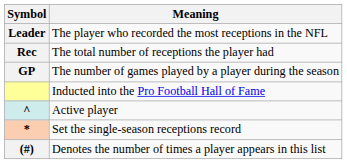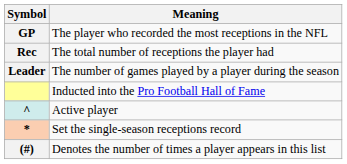(27, 33) Leader -> (27, 33) GP
(27, 71) GP -> (27, 71) Leader
